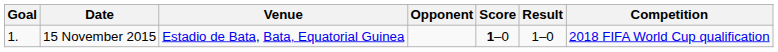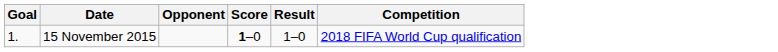- column: (283, 15)
